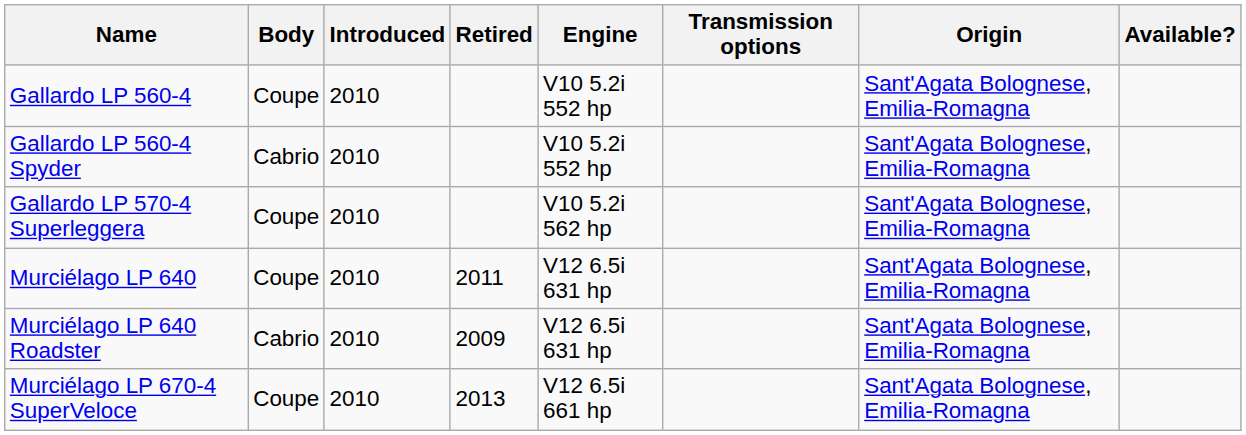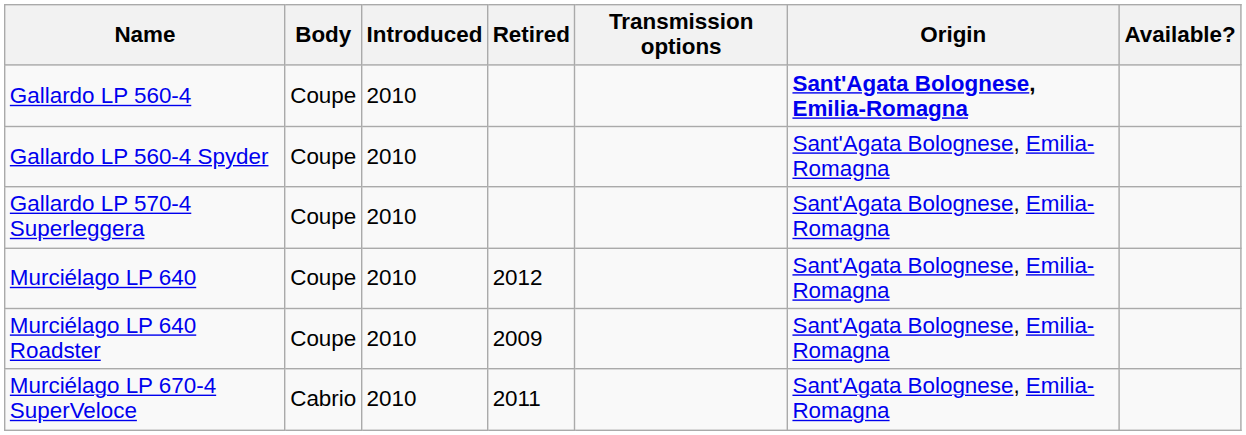- column: (600, 34)
(978, 95) normal -> (914, 95) bold
(286, 156) Cabrio -> (323, 156) Coupe
(480, 277) 2011 -> (518, 277) 2012
(286, 338) Cabrio -> (323, 338) Coupe
(286, 399) Coupe -> (323, 399) Cabrio
(481, 399) 2013 -> (517, 399) 2011
